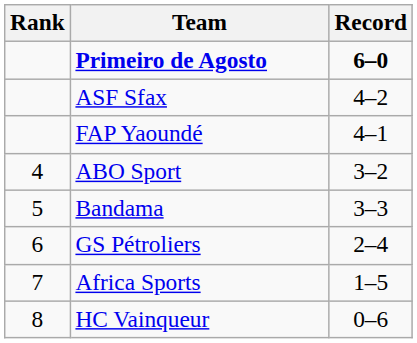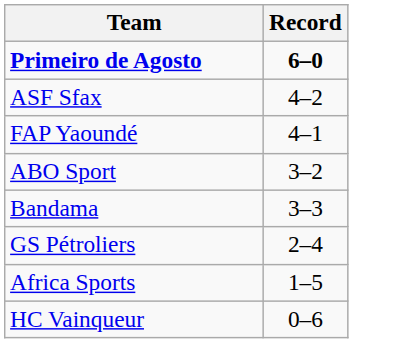- column: (37, 23)
